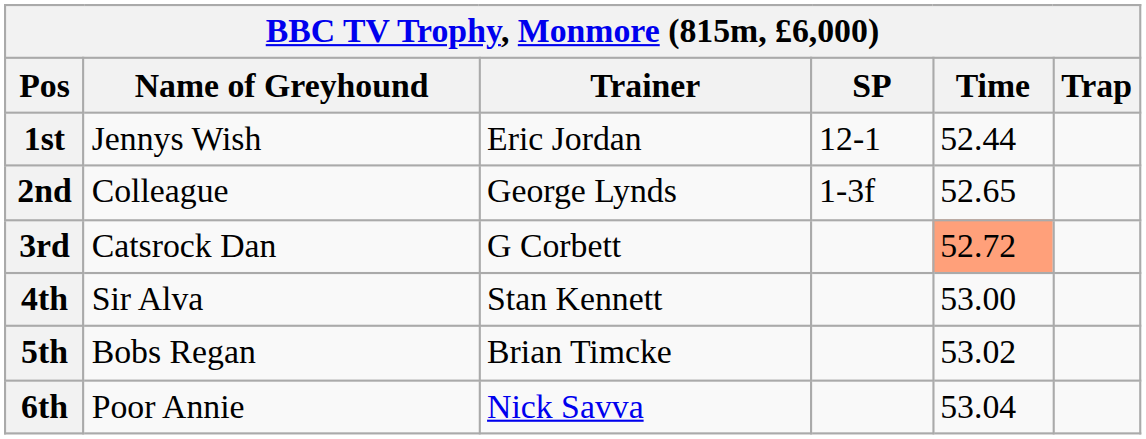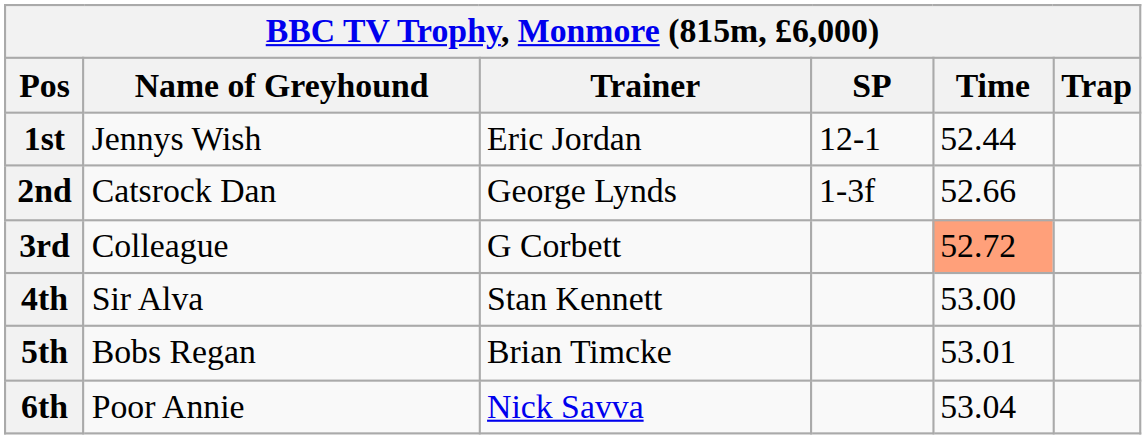(160, 191) Colleague -> (184, 191) Catsrock Dan
(978, 191) 52.65 -> (978, 191) 52.66
(184, 245) Catsrock Dan -> (160, 245) Colleague
(978, 352) 53.02 -> (978, 352) 53.01
